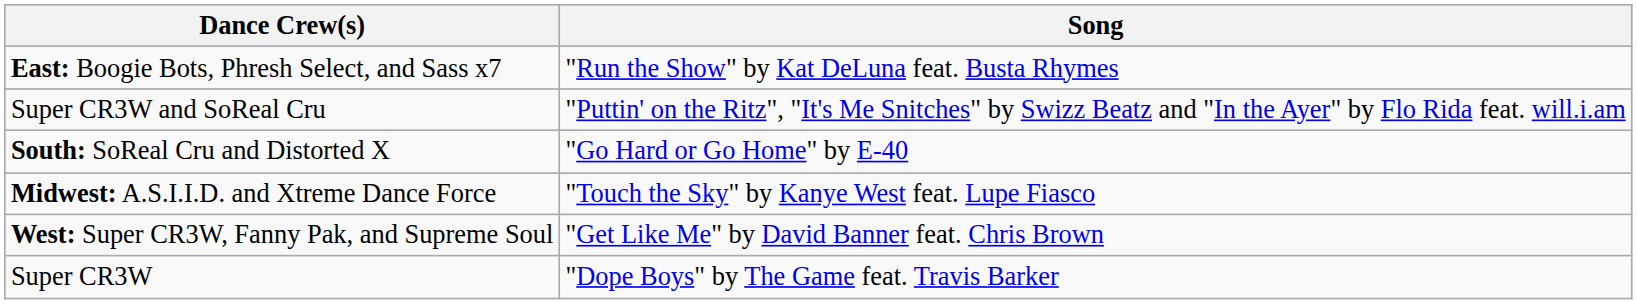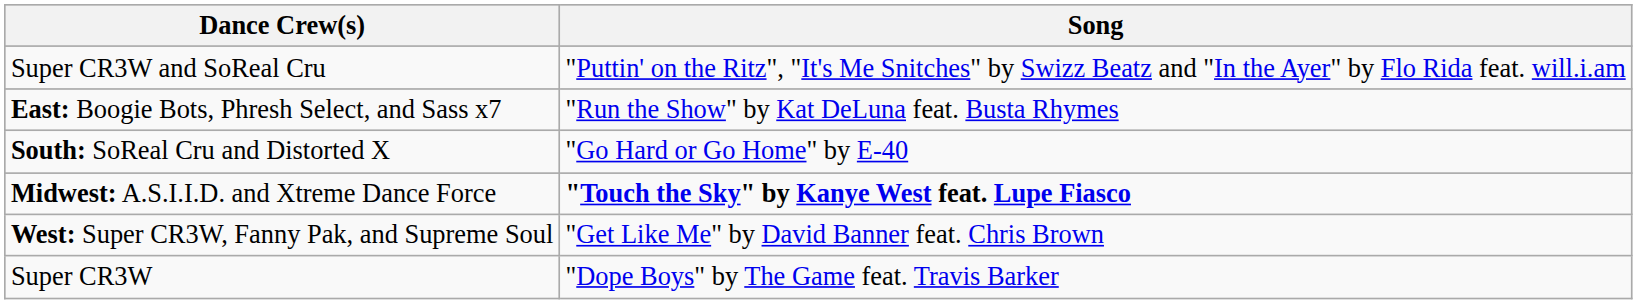rows swapped: (168, 109) <-> (256, 67)
(830, 192) normal -> (848, 192) bold
